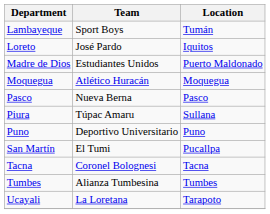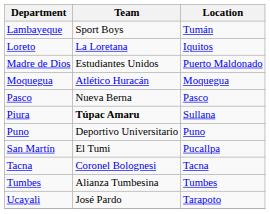(99, 47) José Pardo -> (102, 47) La Loretana
(105, 115) normal -> (107, 115) bold
(102, 200) La Loretana -> (99, 200) José Pardo
